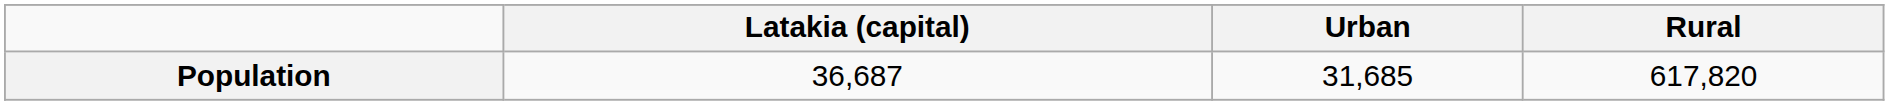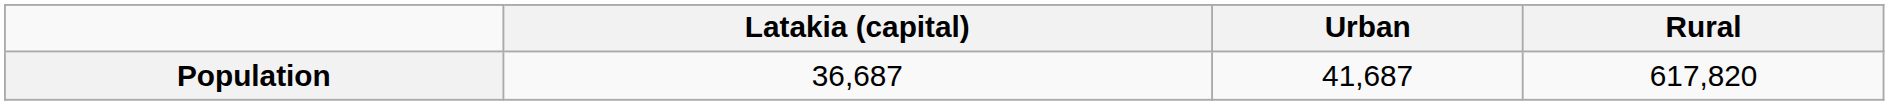(1368, 75) 31,685 -> (1368, 75) 41,687
